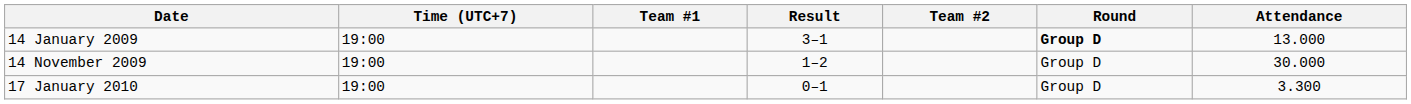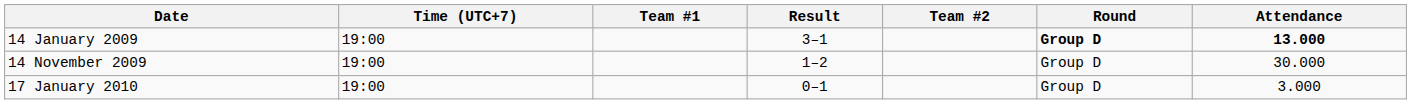(1299, 40) normal -> (1299, 40) bold
(1299, 87) 3.300 -> (1299, 87) 3.000
